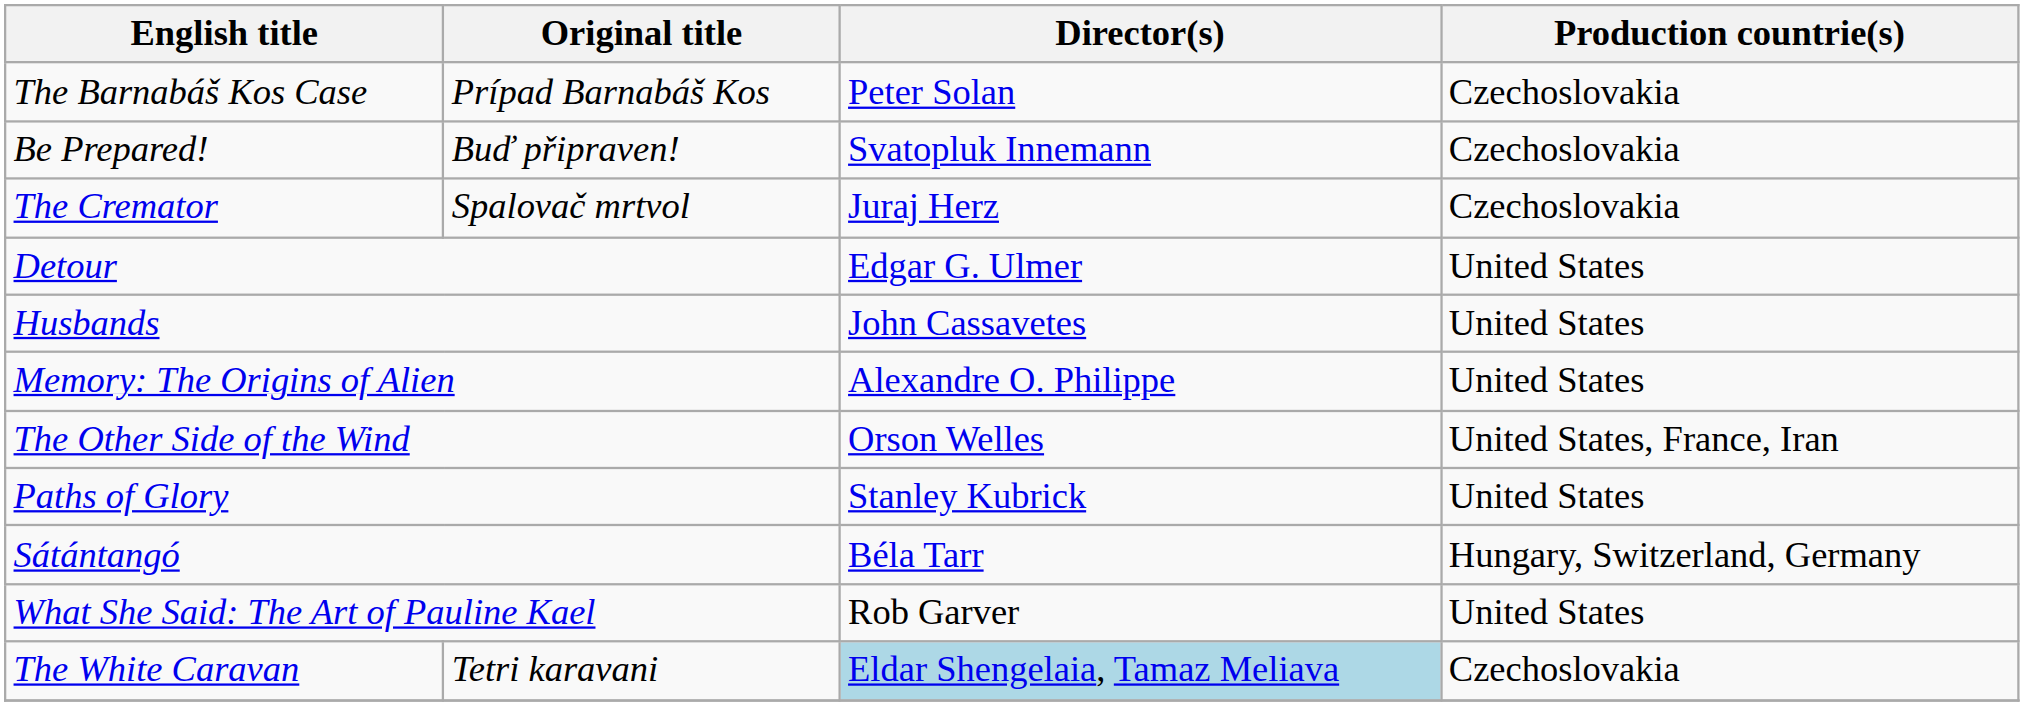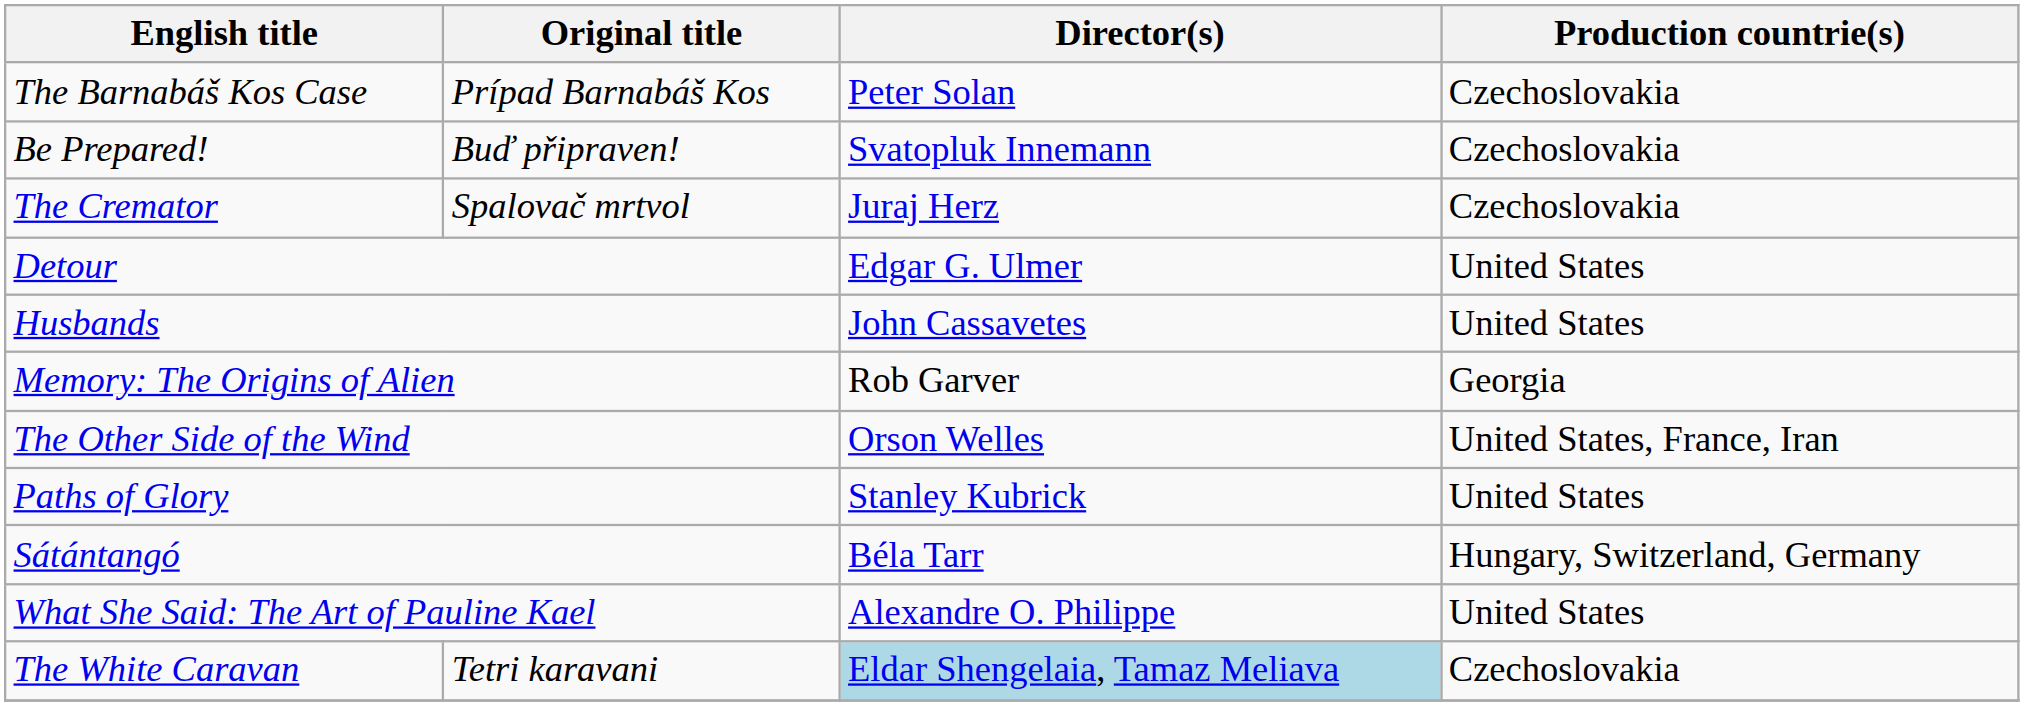(1012, 380) Alexandre O. Philippe -> (934, 380) Rob Garver
(1547, 380) United States -> (1507, 380) Georgia
(934, 611) Rob Garver -> (1012, 611) Alexandre O. Philippe
